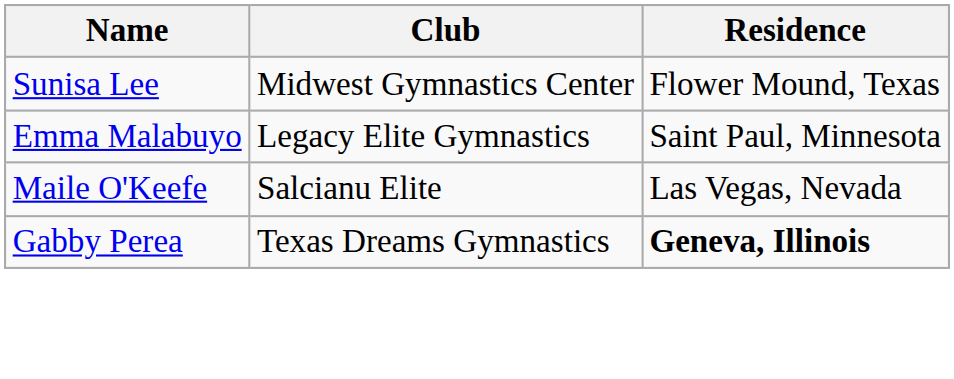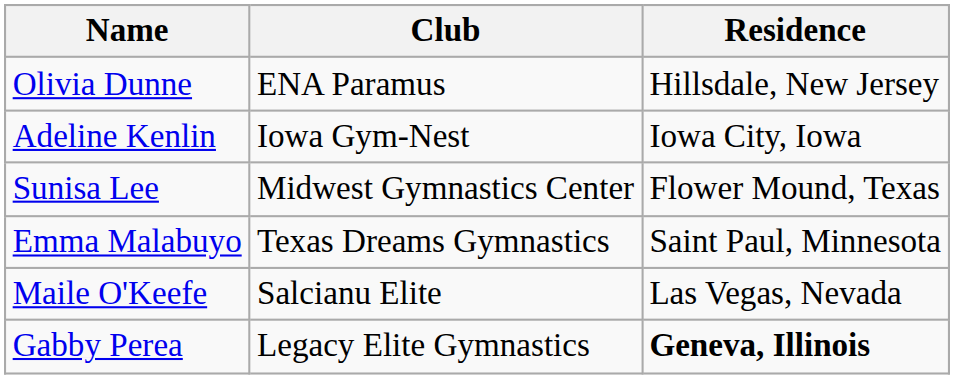+ row: (102, 83)
+ row: (114, 135)
(423, 135) Legacy Elite Gymnastics -> (433, 240) Texas Dreams Gymnastics
(433, 240) Texas Dreams Gymnastics -> (423, 345) Legacy Elite Gymnastics
